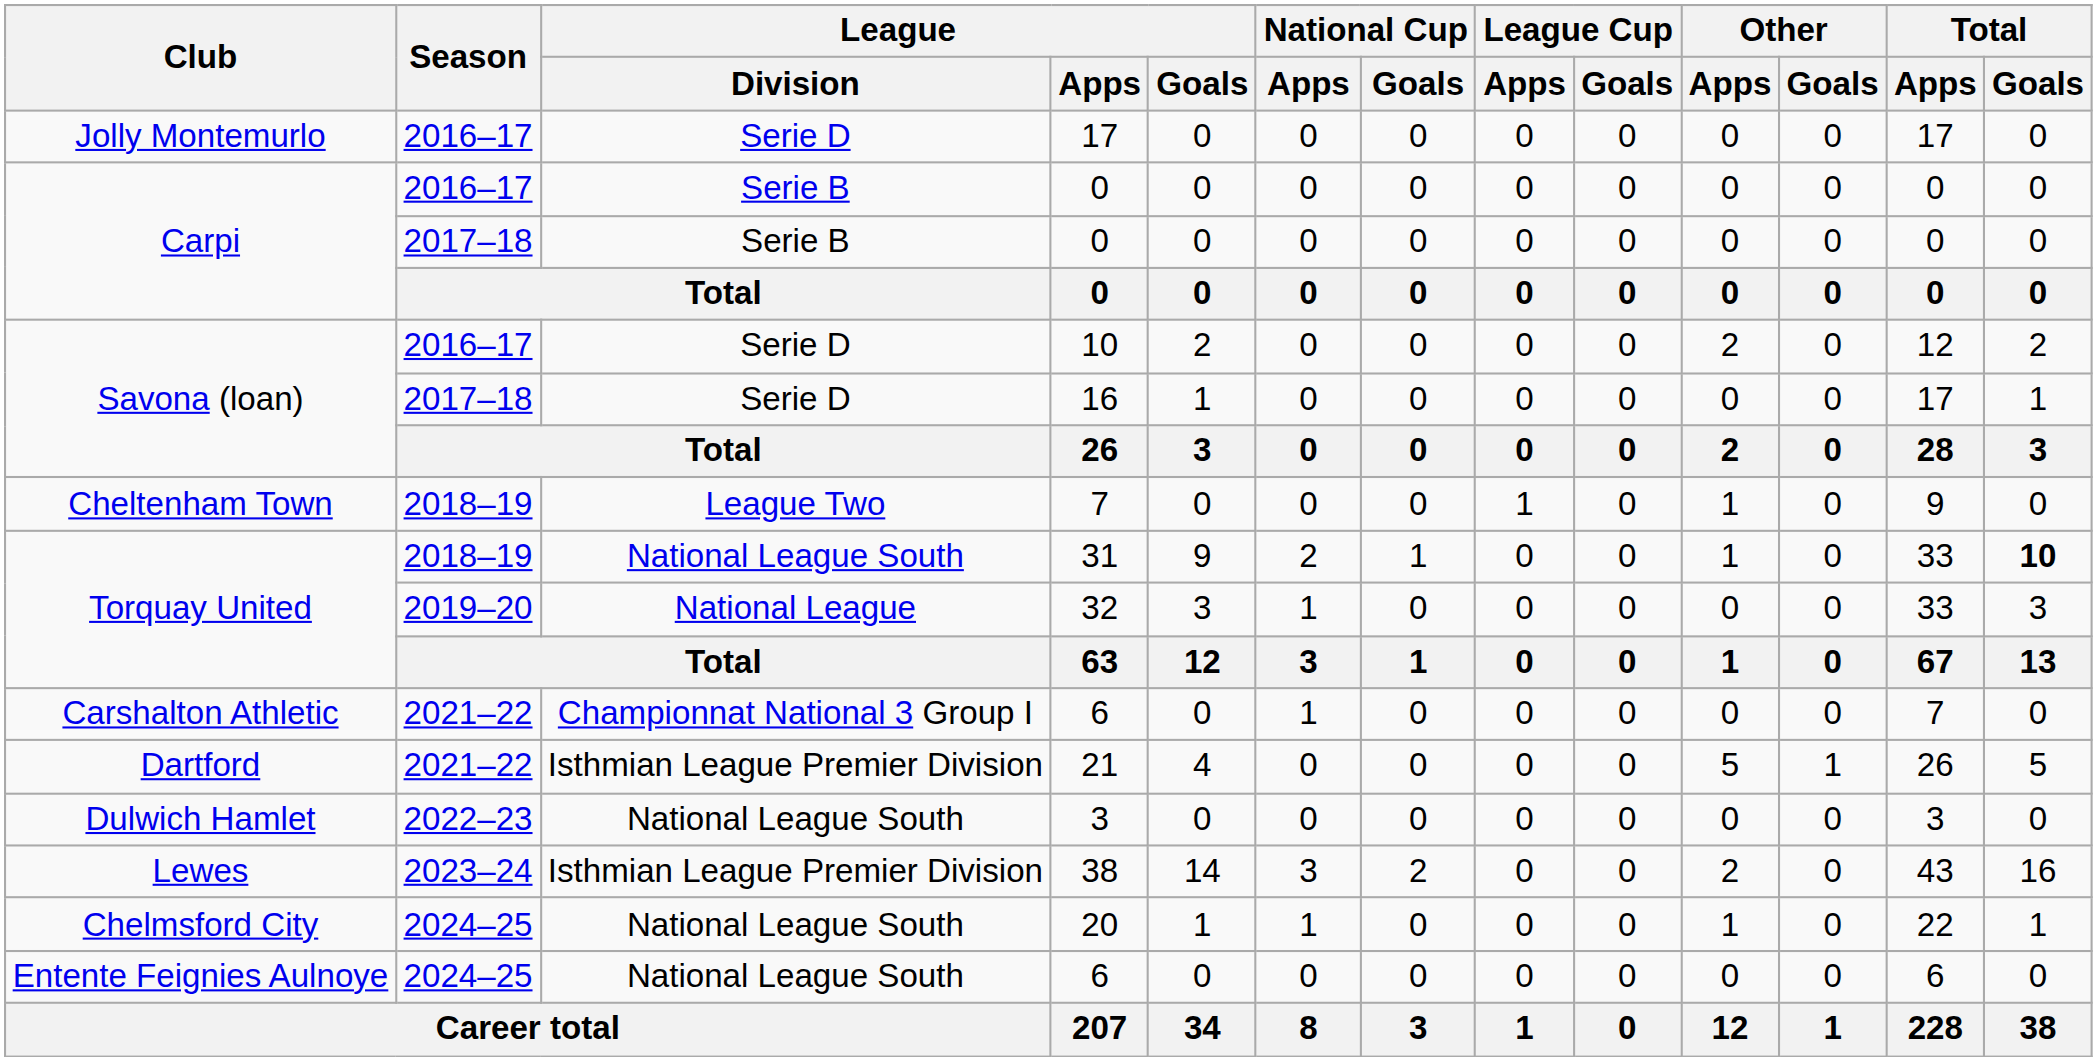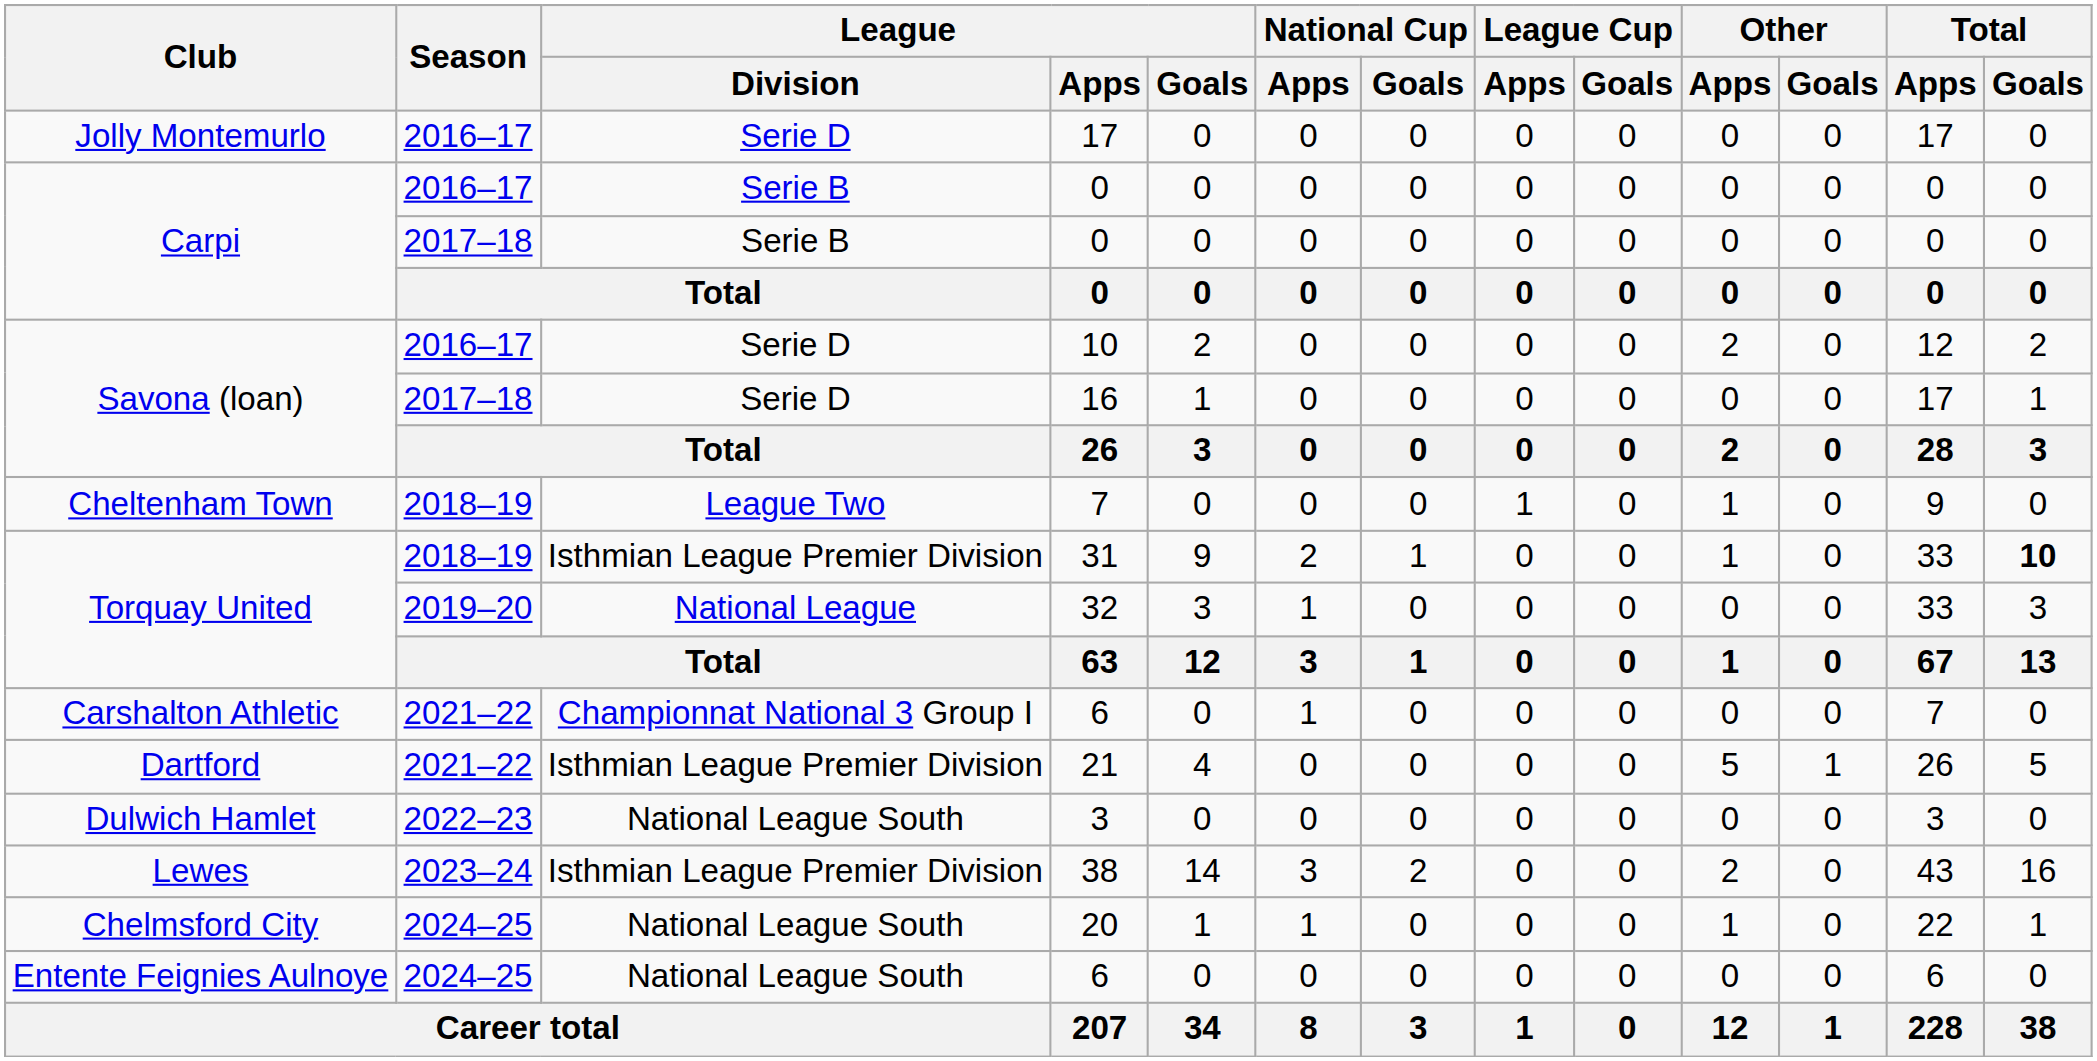(795, 556) National League South -> (795, 556) Isthmian League Premier Division
